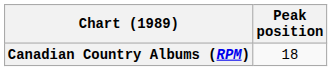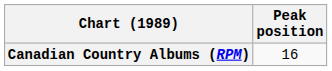(290, 55) 18 -> (290, 55) 16
